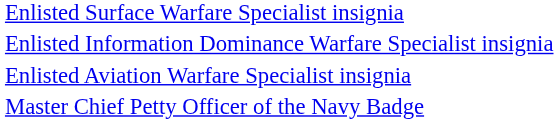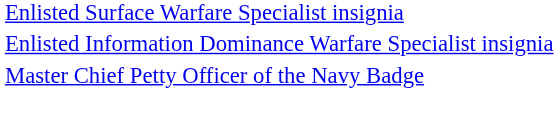- row: (208, 75)
